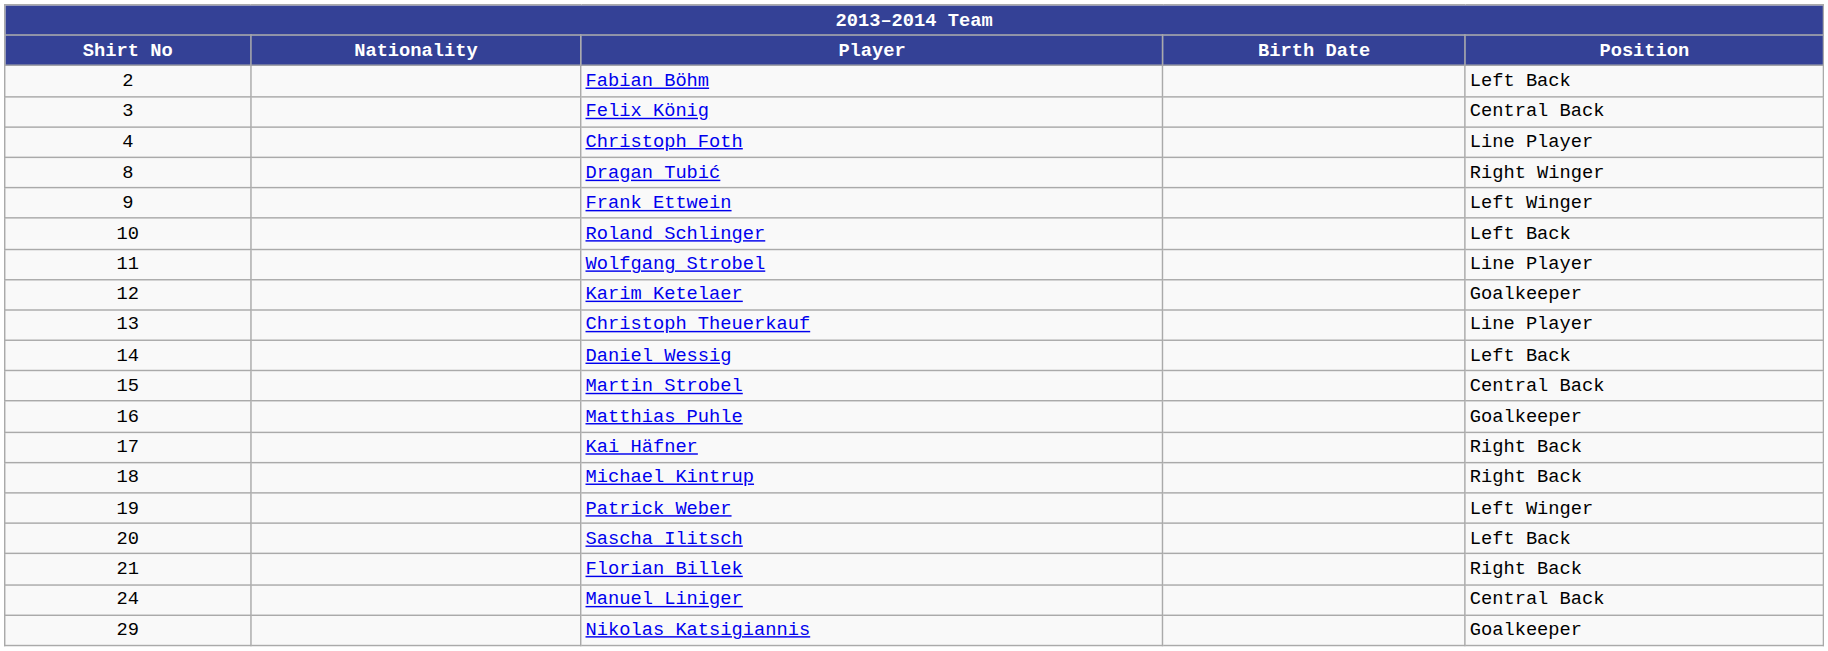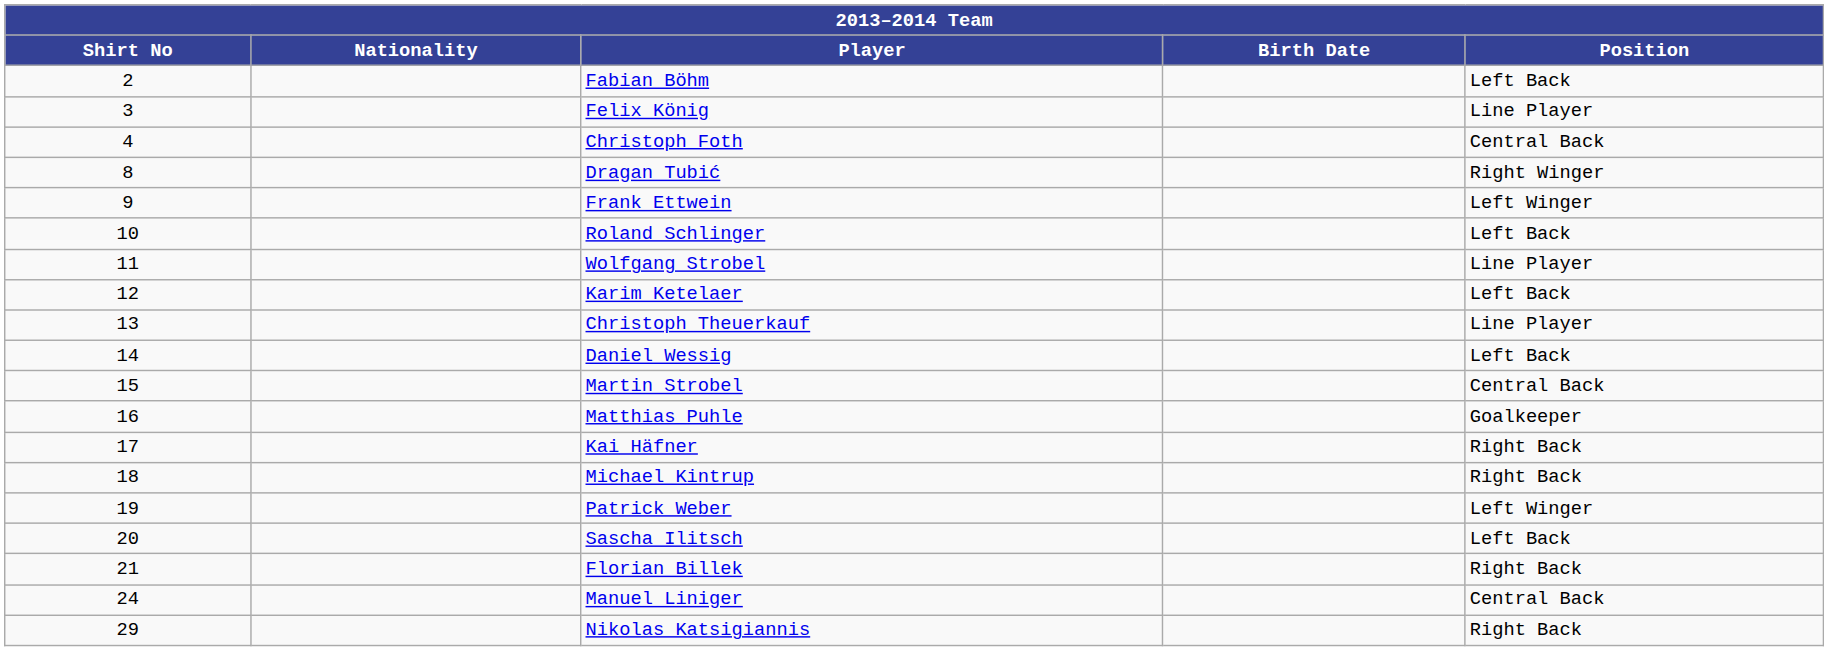(1537, 112) Central Back -> (1532, 112) Line Player
(1532, 142) Line Player -> (1537, 142) Central Back
(1526, 295) Goalkeeper -> (1520, 295) Left Back
(1526, 630) Goalkeeper -> (1526, 630) Right Back
